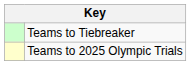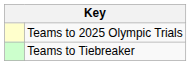rows swapped: (105, 51) <-> (81, 32)
